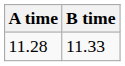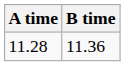(86, 46) 11.33 -> (86, 46) 11.36
